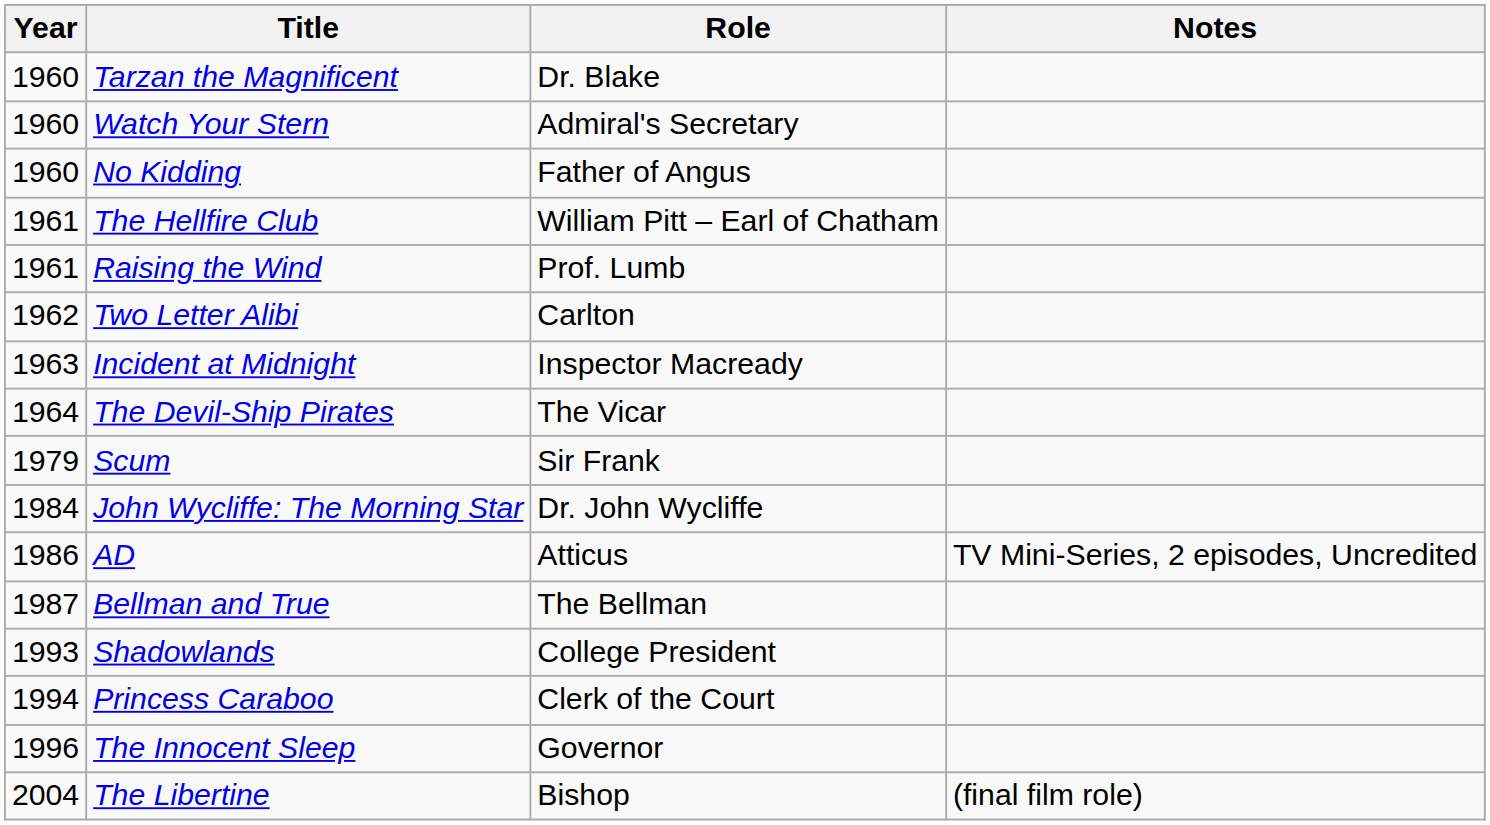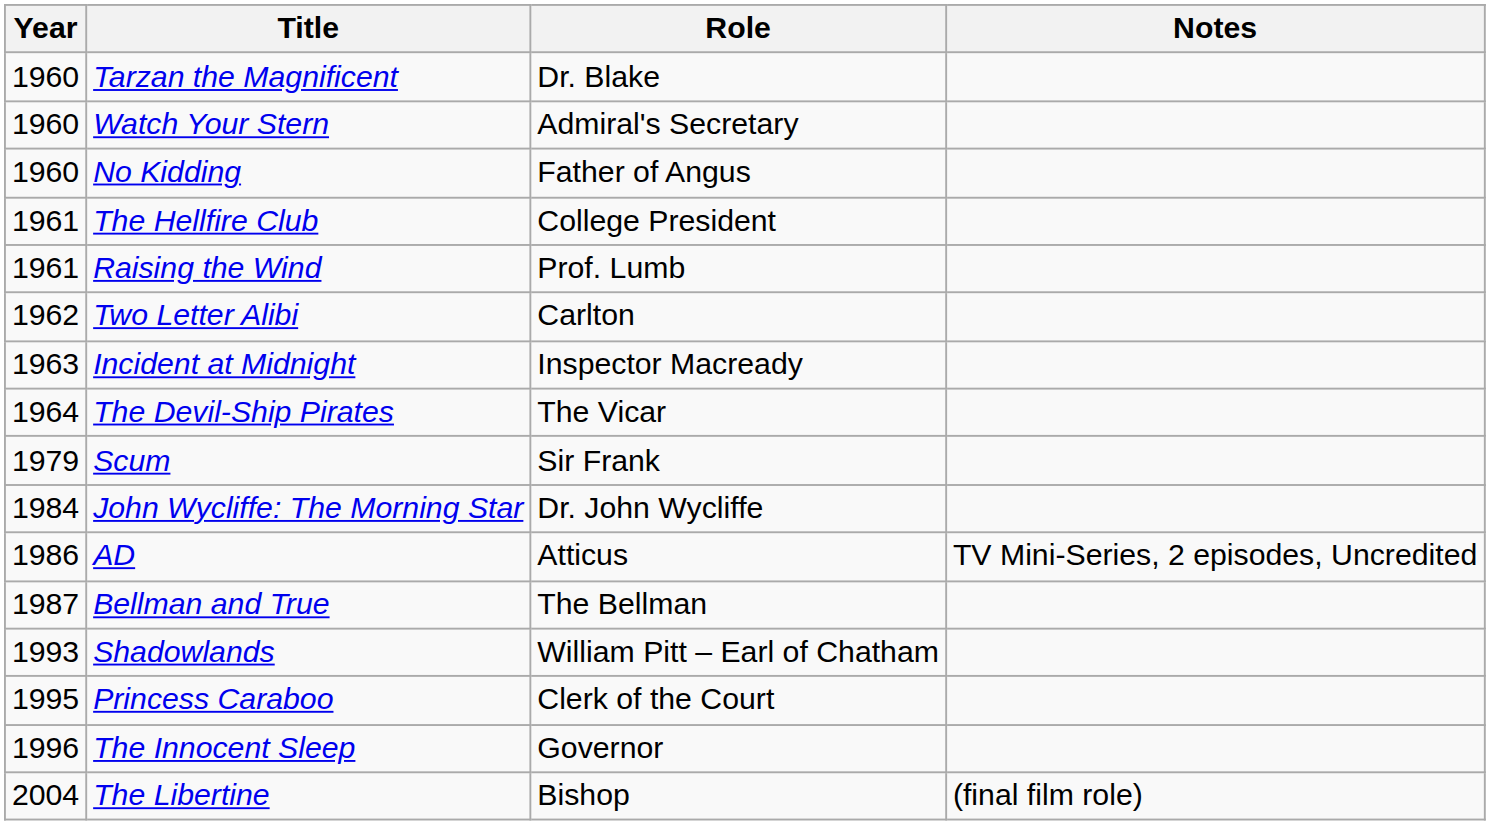(738, 220) William Pitt – Earl of Chatham -> (657, 220) College President
(657, 651) College President -> (738, 651) William Pitt – Earl of Chatham
(46, 699) 1994 -> (46, 699) 1995
